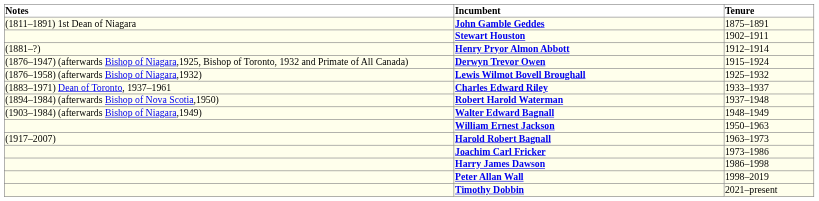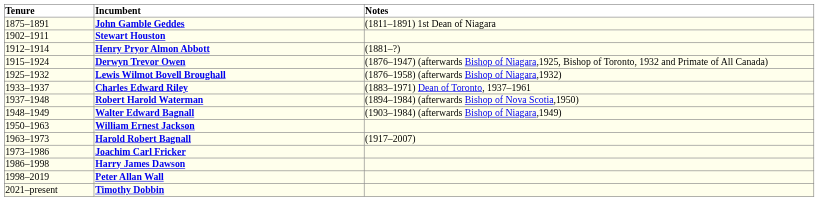columns swapped: (740, 10) <-> (17, 10)
